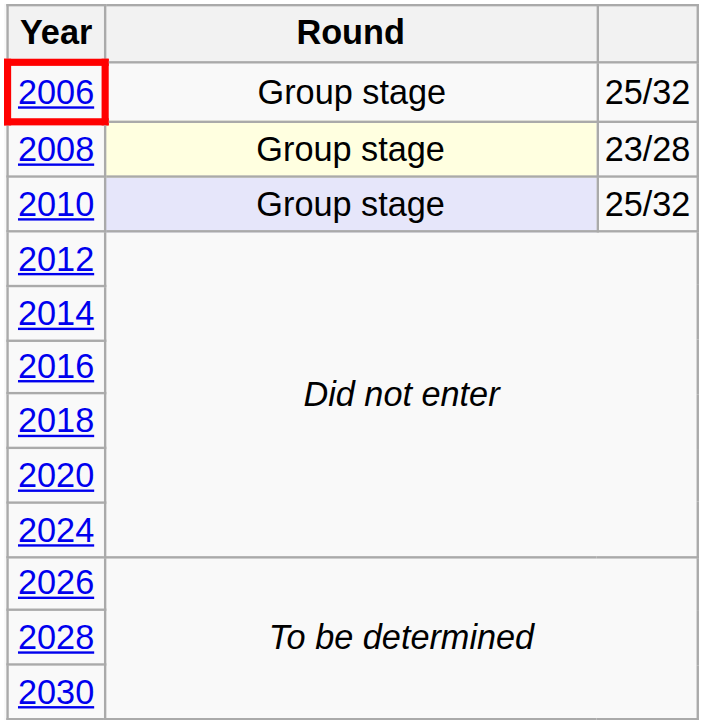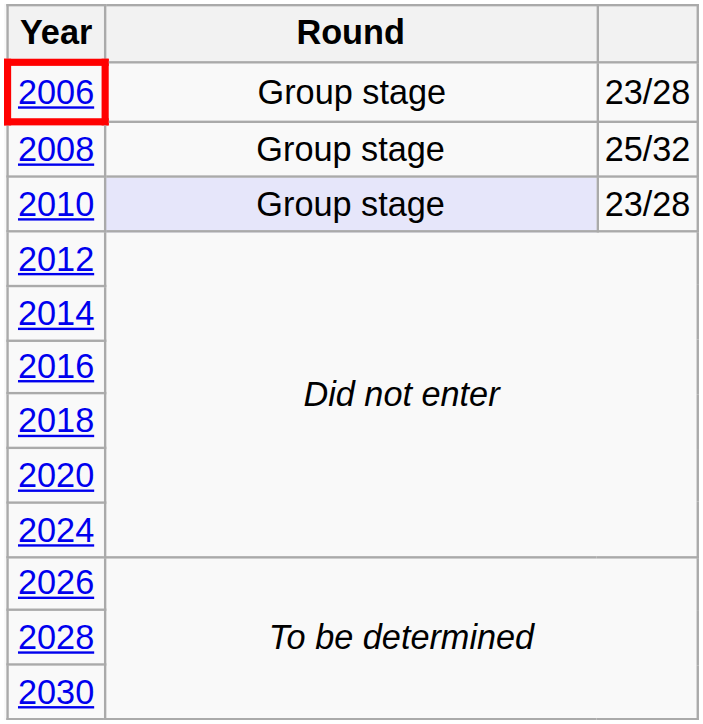(648, 92) 25/32 -> (648, 92) 23/28
(351, 149) lightyellow background -> (351, 149) no background
(648, 149) 23/28 -> (648, 149) 25/32
(648, 205) 25/32 -> (648, 205) 23/28
